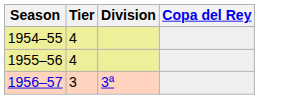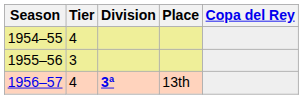+ column: (181, 15)
(73, 60) 4 -> (73, 60) 3
(73, 82) 3 -> (73, 82) 4
(108, 82) normal -> (108, 82) bold
